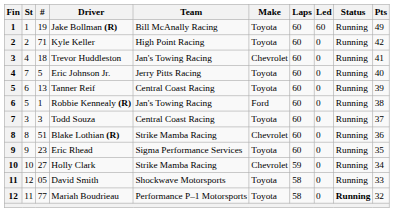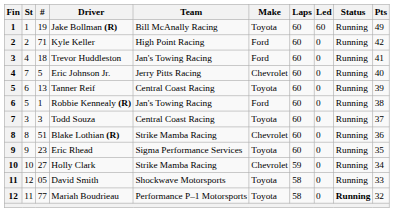(264, 42) Toyota -> (260, 42) Ford
(270, 58) Chevrolet -> (260, 58) Ford
(264, 73) Toyota -> (270, 73) Chevrolet
